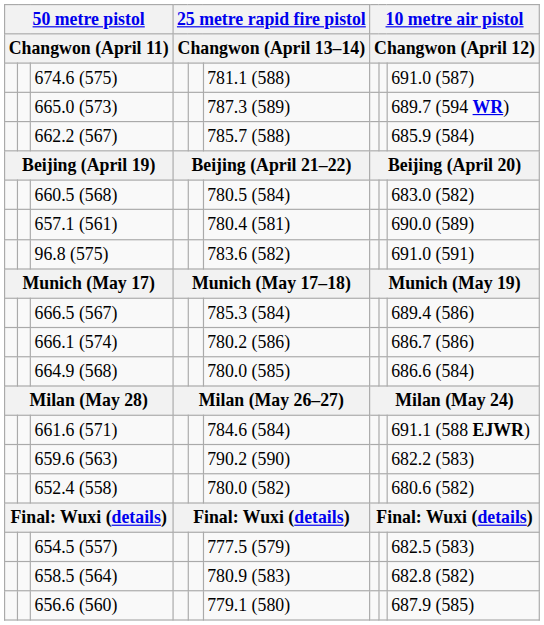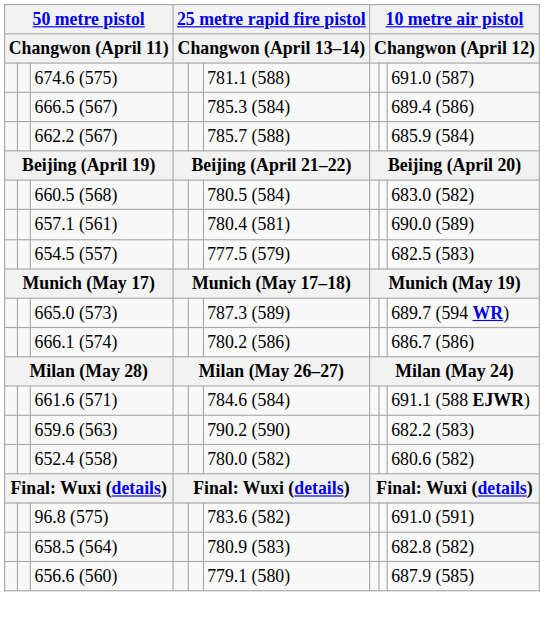rows swapped: (76, 107) <-> (76, 312)
rows swapped: (76, 547) <-> (72, 253)
- row: (76, 371)
